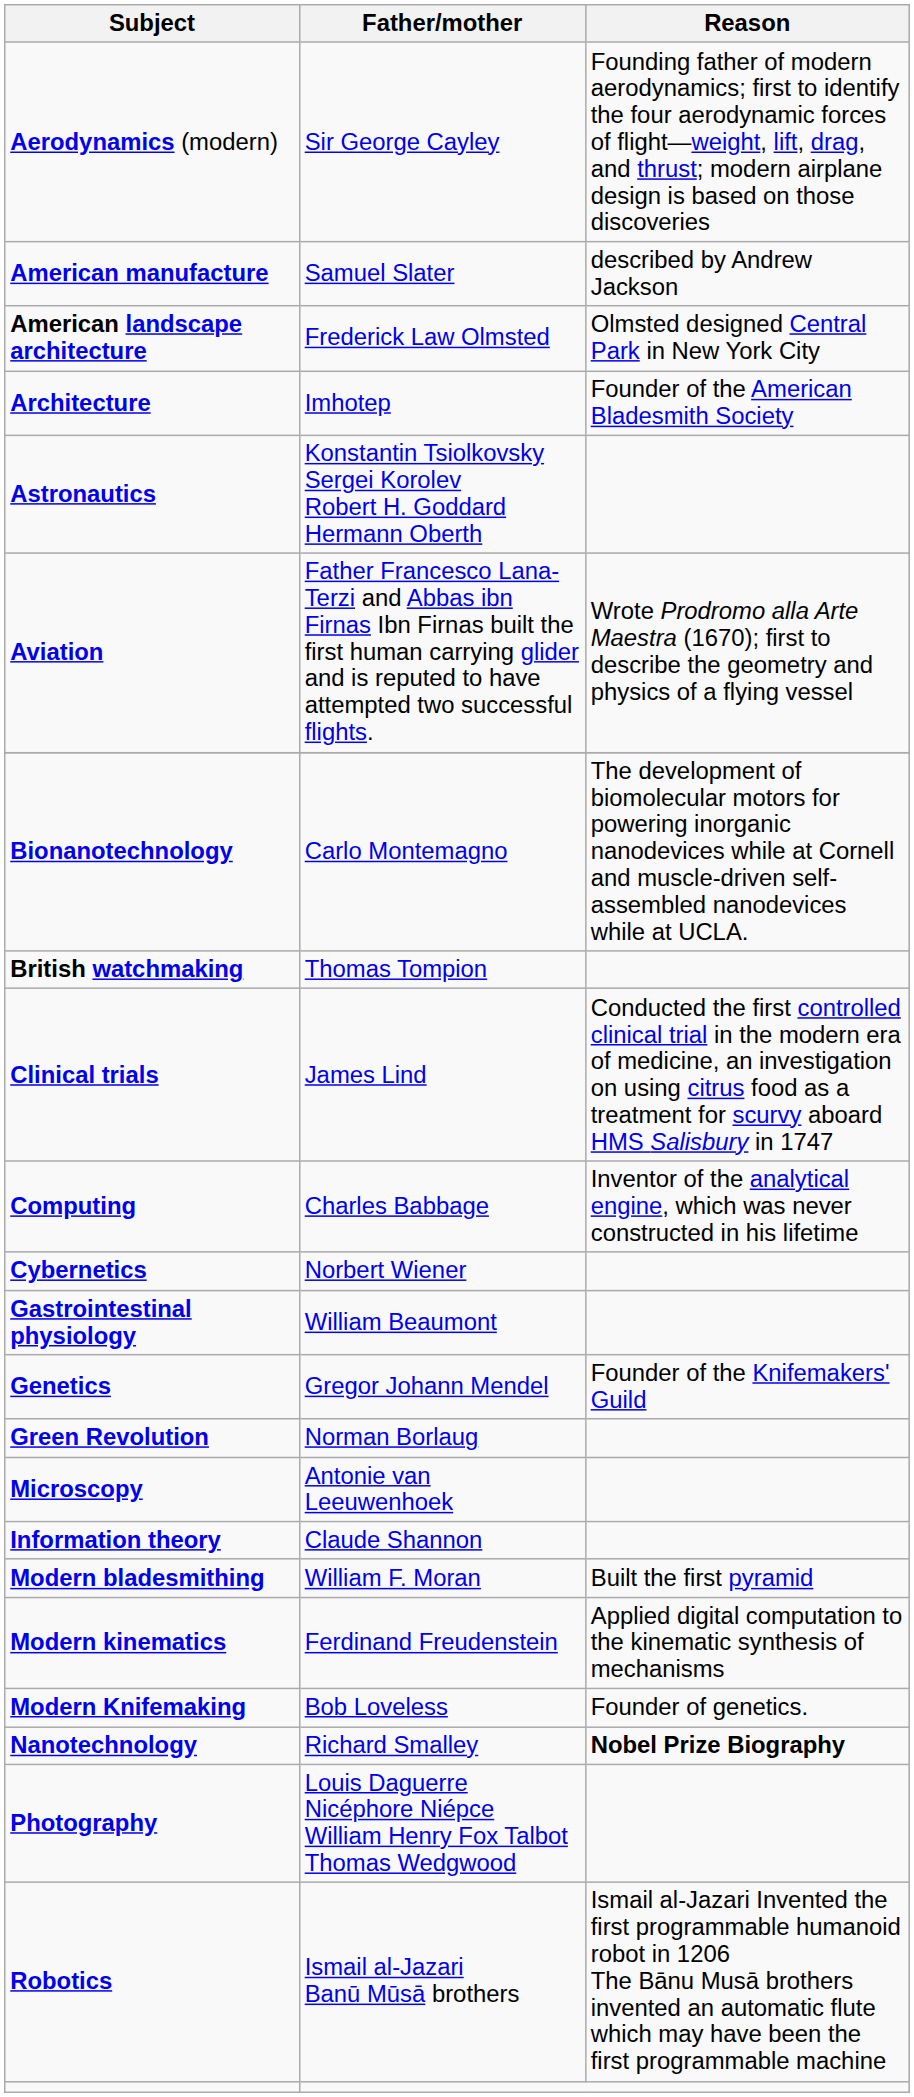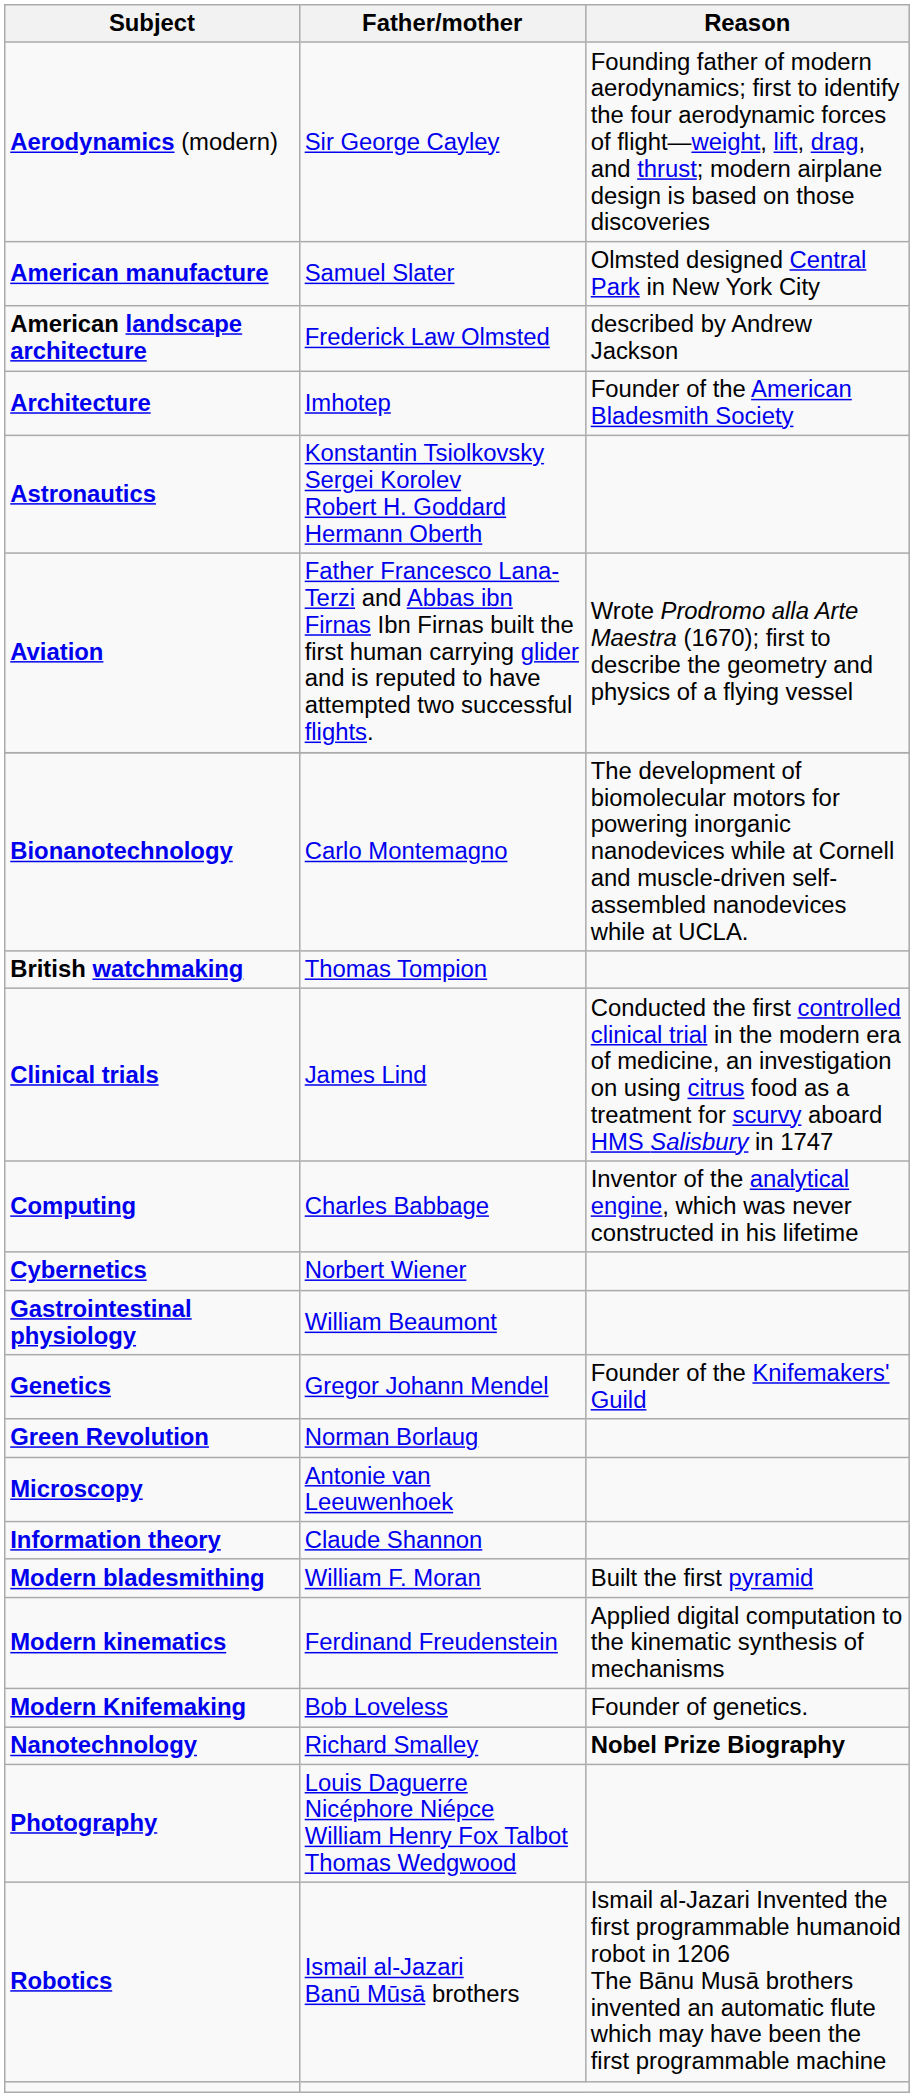(701, 273) described by Andrew Jackson -> (729, 273) Olmsted designed Central Park in New York City
(729, 337) Olmsted designed Central Park in New York City -> (701, 337) described by Andrew Jackson
